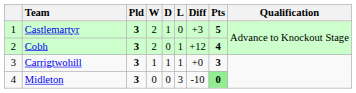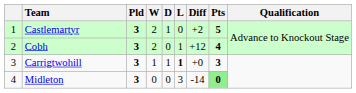(197, 29) +3 -> (197, 29) +2
(180, 63) normal -> (180, 63) bold
(197, 79) -10 -> (197, 79) -14
